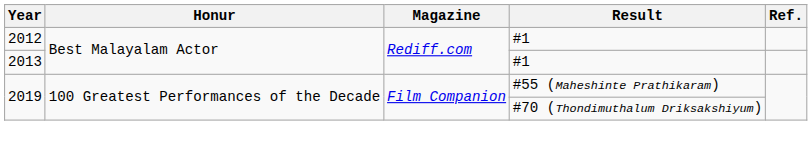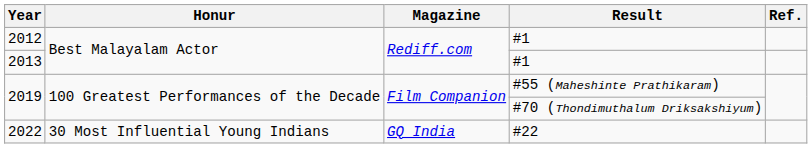+ row: (25, 132)
